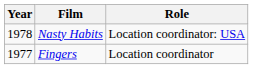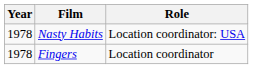(20, 53) 1977 -> (20, 53) 1978
